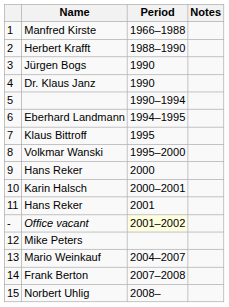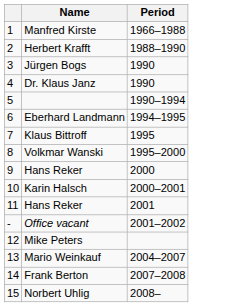- column: (206, 13)
(158, 223) lightyellow background -> (158, 223) no background
